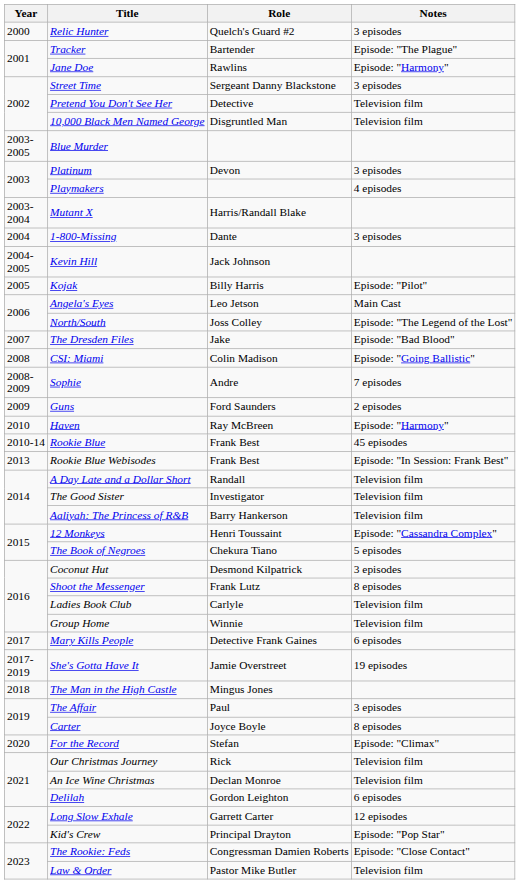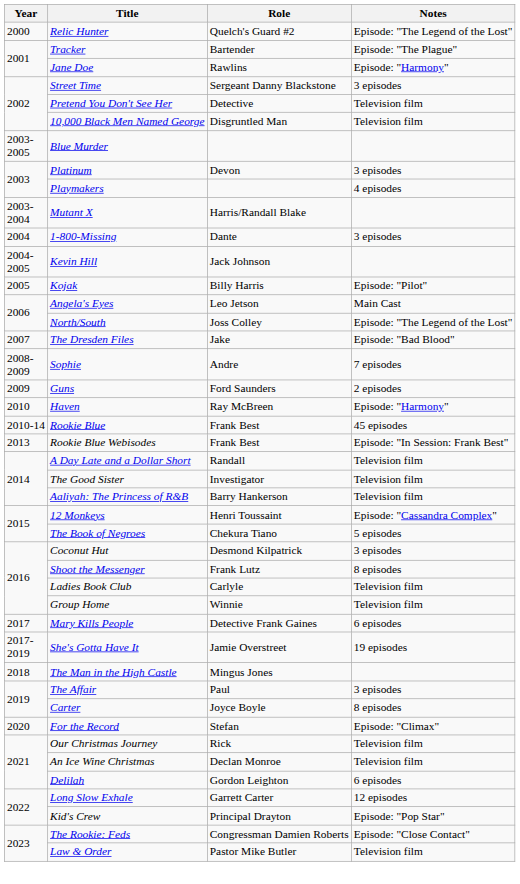(378, 31) 3 episodes -> (433, 31) Episode: "The Legend of the Lost"
- row: (77, 358)
